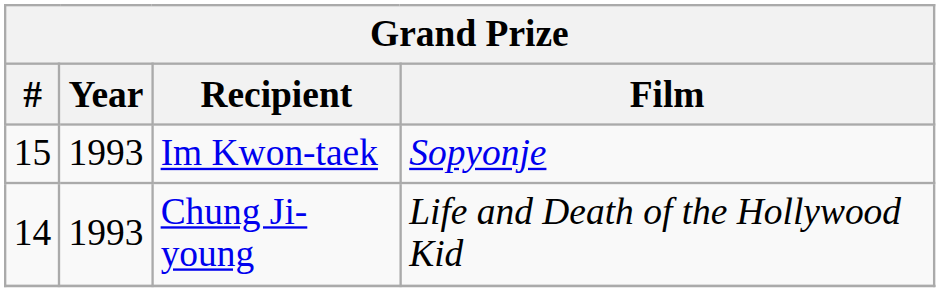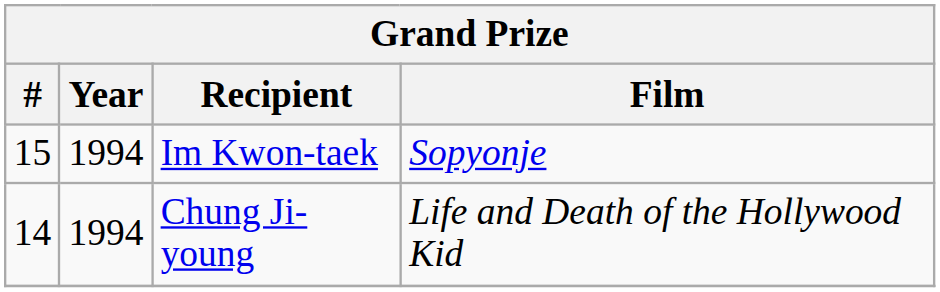(106, 152) 1993 -> (106, 152) 1994
(106, 233) 1993 -> (106, 233) 1994
